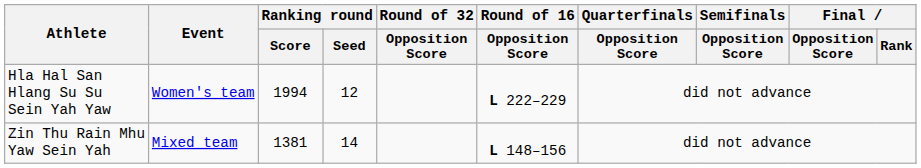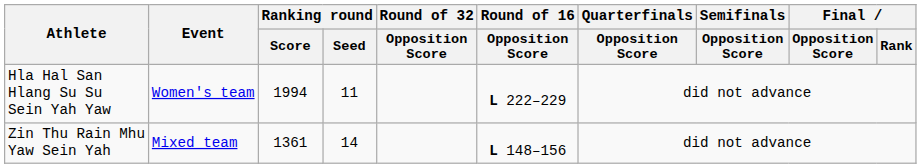(349, 93) 12 -> (349, 93) 11
(290, 143) 1381 -> (290, 143) 1361
